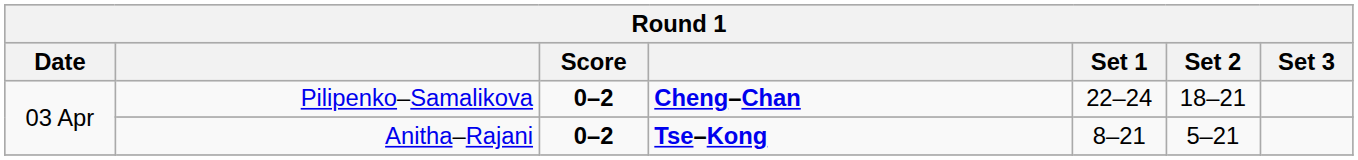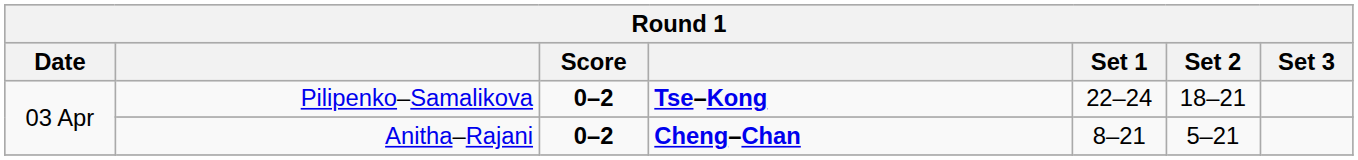(728, 99) Cheng–Chan -> (711, 99) Tse–Kong
(711, 137) Tse–Kong -> (728, 137) Cheng–Chan
